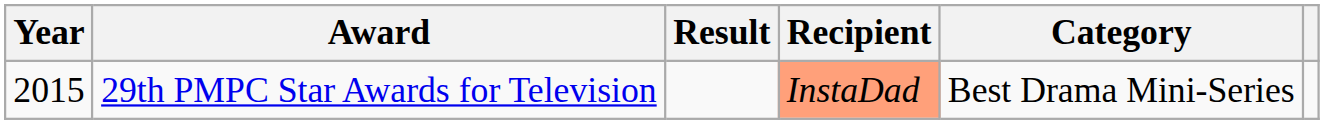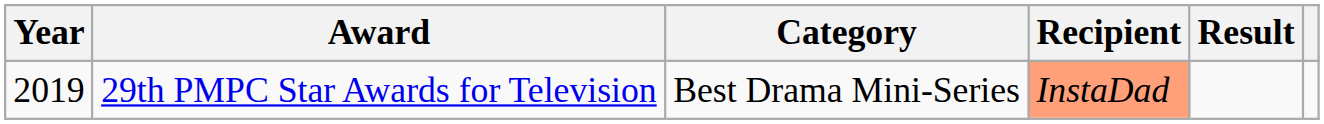columns swapped: (1121, 32) <-> (722, 32)
(49, 89) 2015 -> (49, 89) 2019
